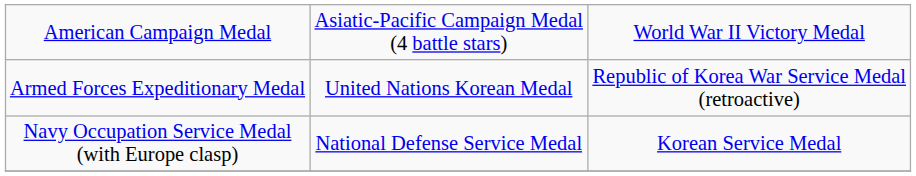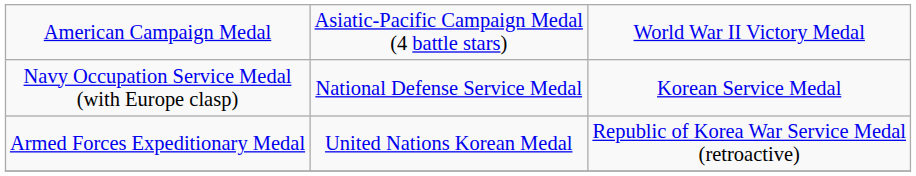rows swapped: (157, 143) <-> (157, 87)
